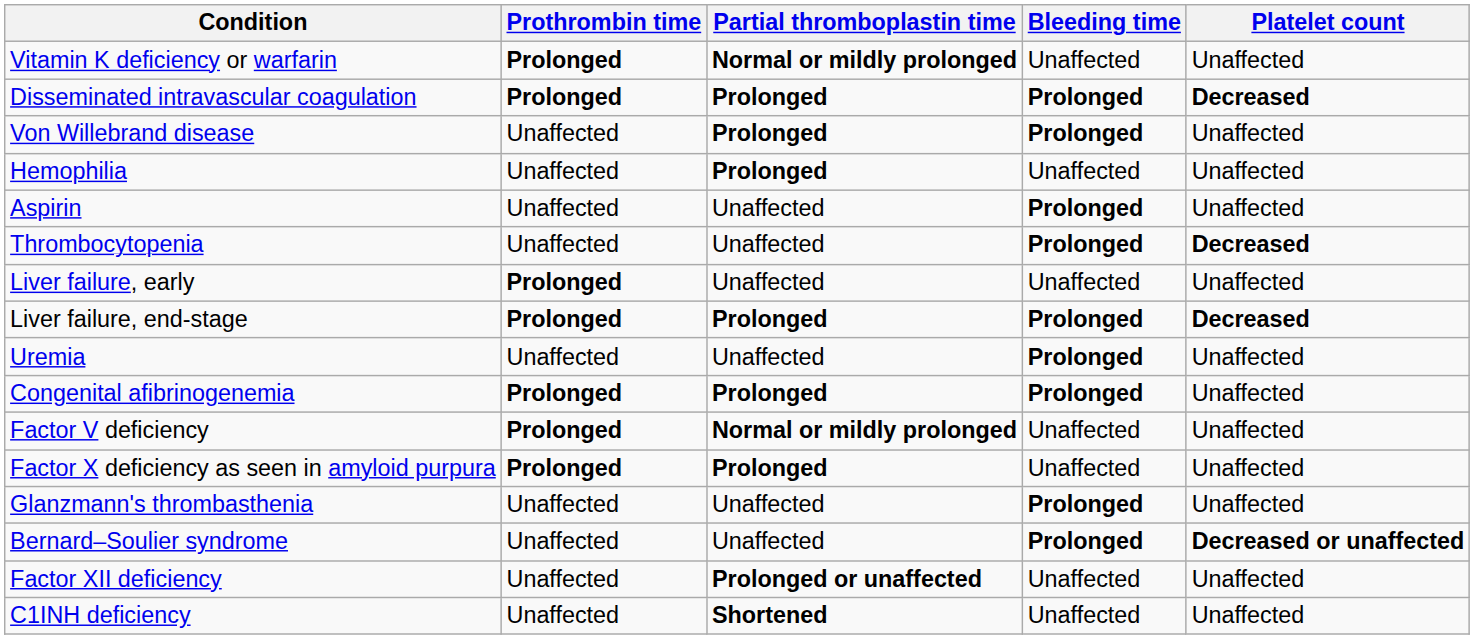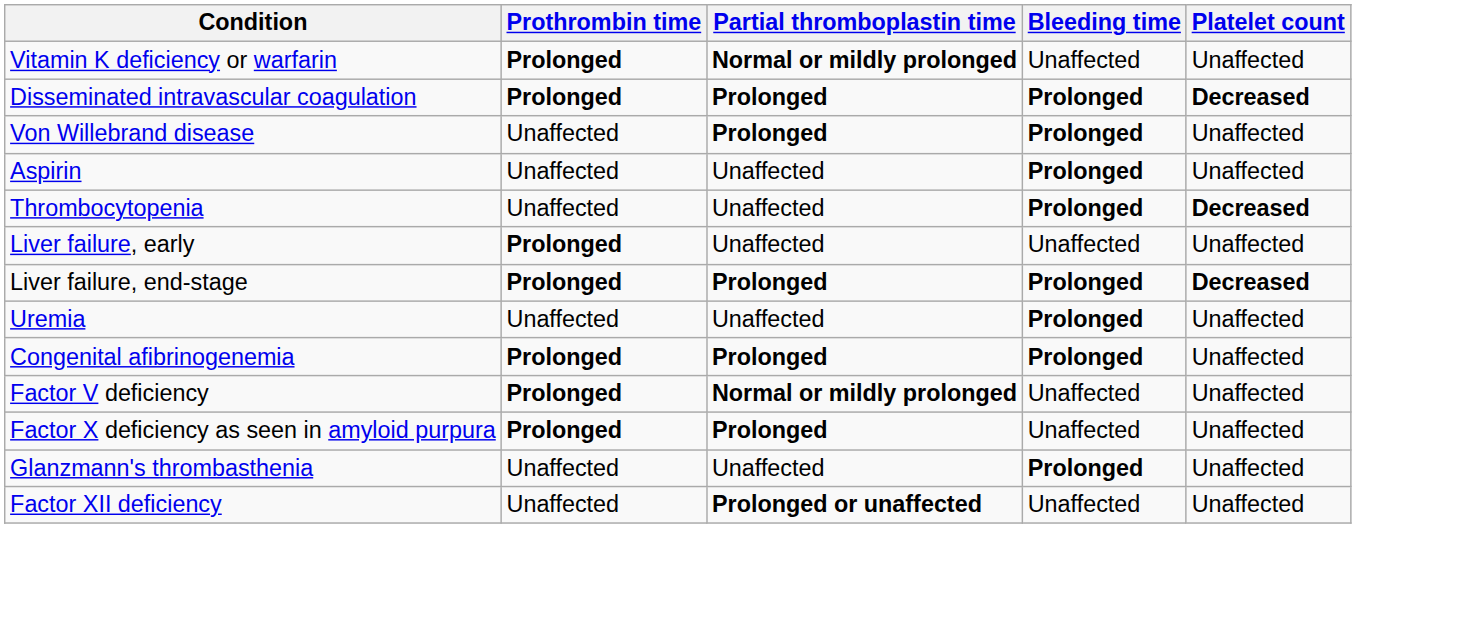- row: (69, 171)
- row: (149, 541)
- row: (100, 615)
